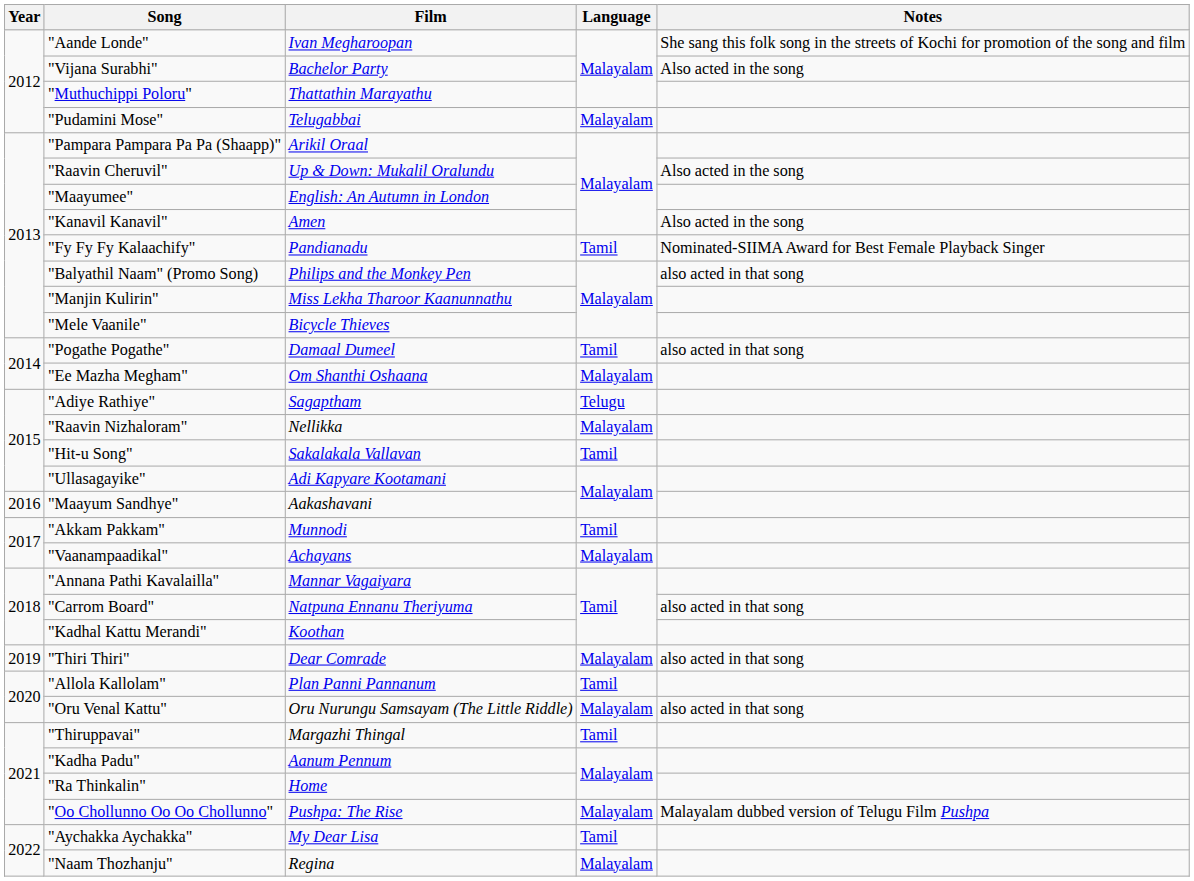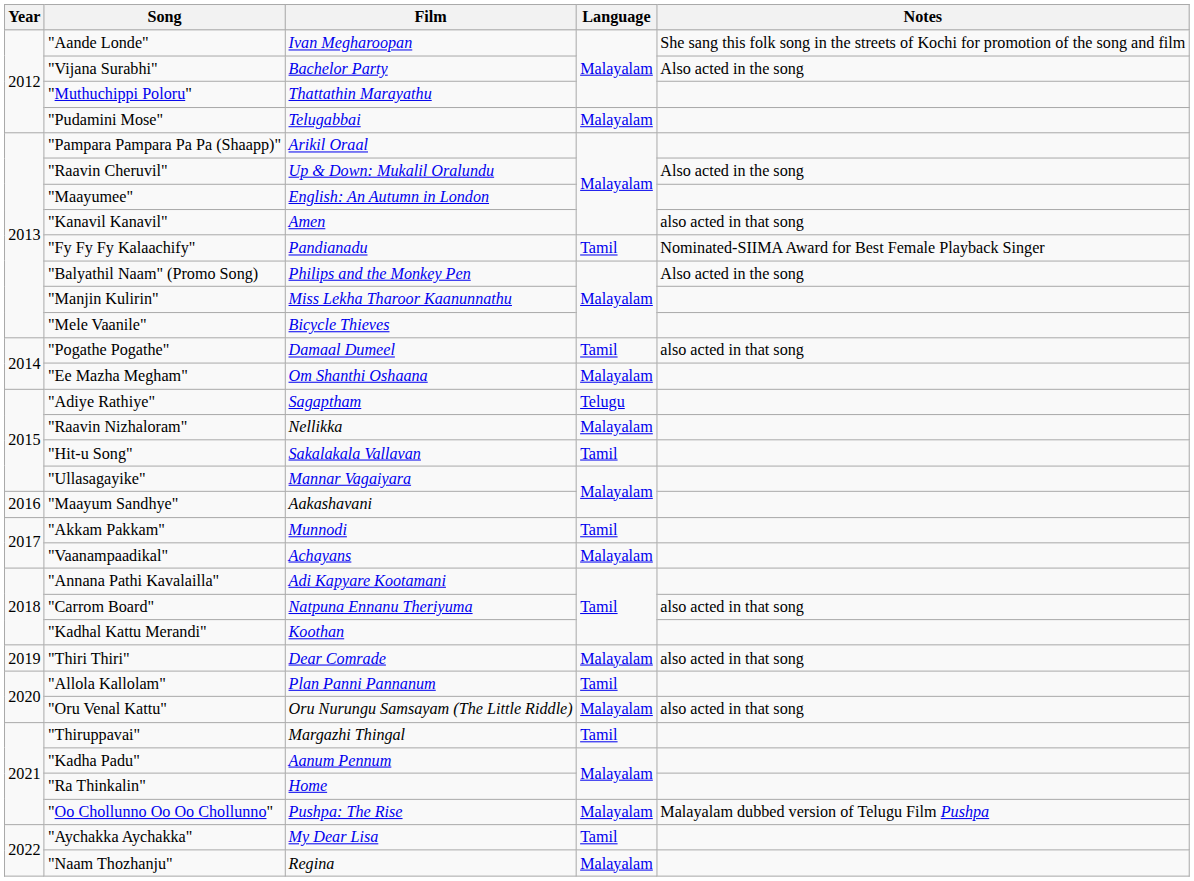(732, 222) Also acted in the song -> (732, 222) also acted in that song
(732, 273) also acted in that song -> (732, 273) Also acted in the song
(367, 478) Adi Kapyare Kootamani -> (350, 478) Mannar Vagaiyara
(350, 581) Mannar Vagaiyara -> (367, 581) Adi Kapyare Kootamani
